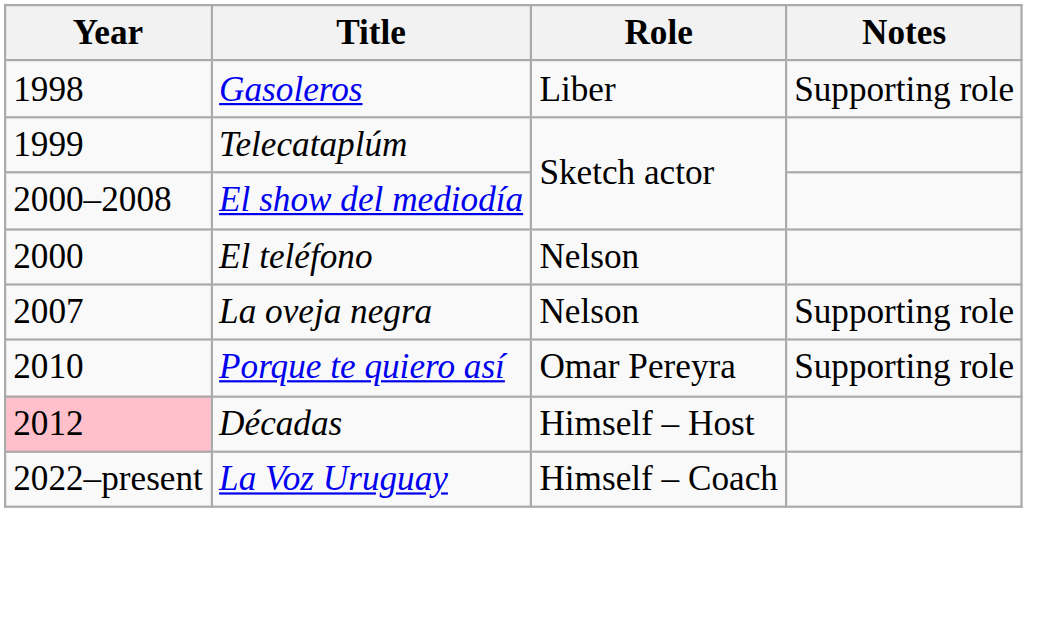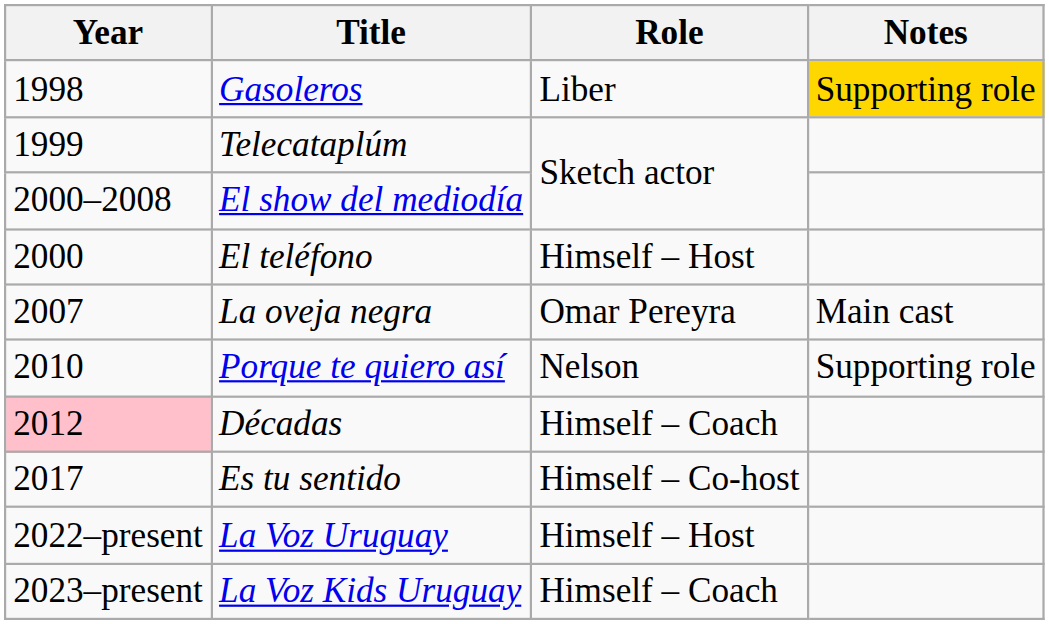(904, 88) no background -> (926, 88) gold background
(589, 255) Nelson -> (647, 255) Himself – Host
(589, 311) Nelson -> (638, 311) Omar Pereyra
(904, 311) Supporting role -> (885, 311) Main cast
(638, 367) Omar Pereyra -> (589, 367) Nelson
(647, 423) Himself – Host -> (659, 423) Himself – Coach
+ row: (310, 479)
(659, 479) Himself – Coach -> (647, 534) Himself – Host
+ row: (370, 590)
